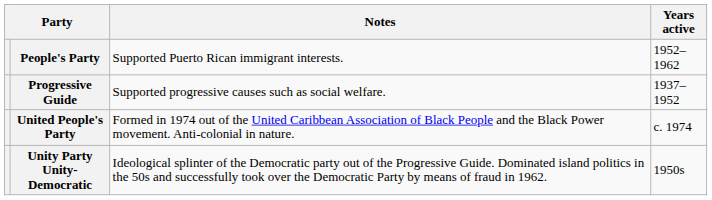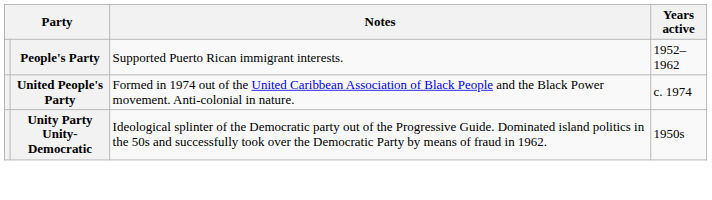- row: (60, 92)
